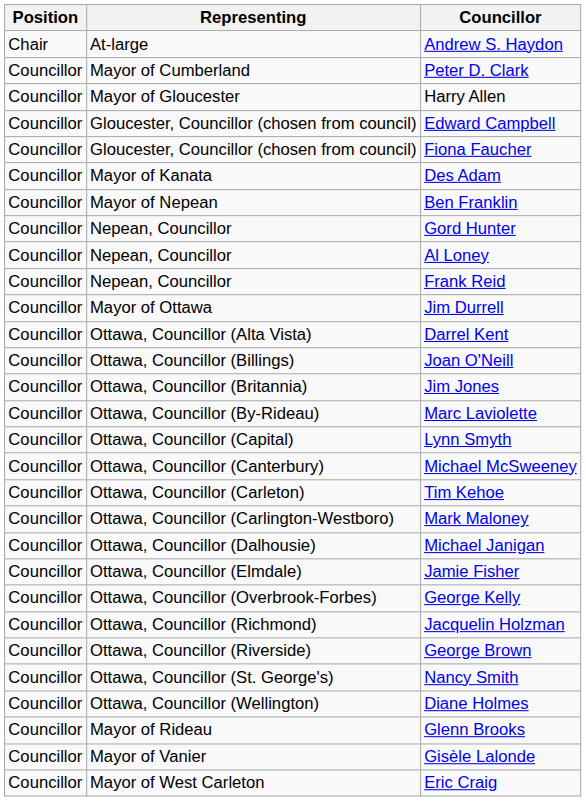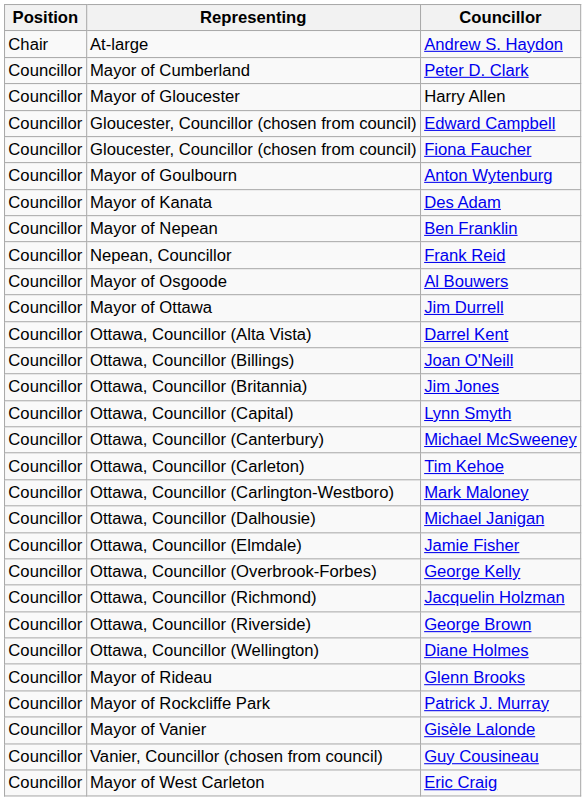+ row: (488, 176)
- row: (470, 228)
- row: (457, 255)
+ row: (466, 281)
- row: (481, 413)
- row: (471, 677)
+ row: (487, 703)
+ row: (481, 756)
